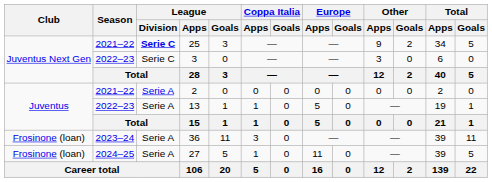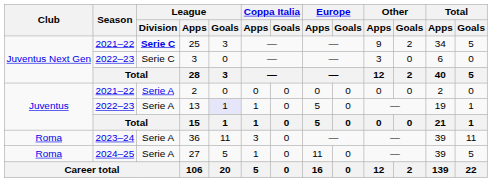(225, 106) no background -> (225, 106) lavender background
(49, 138) Frosinone (loan) -> (49, 138) Roma
(49, 153) Frosinone (loan) -> (49, 153) Roma
